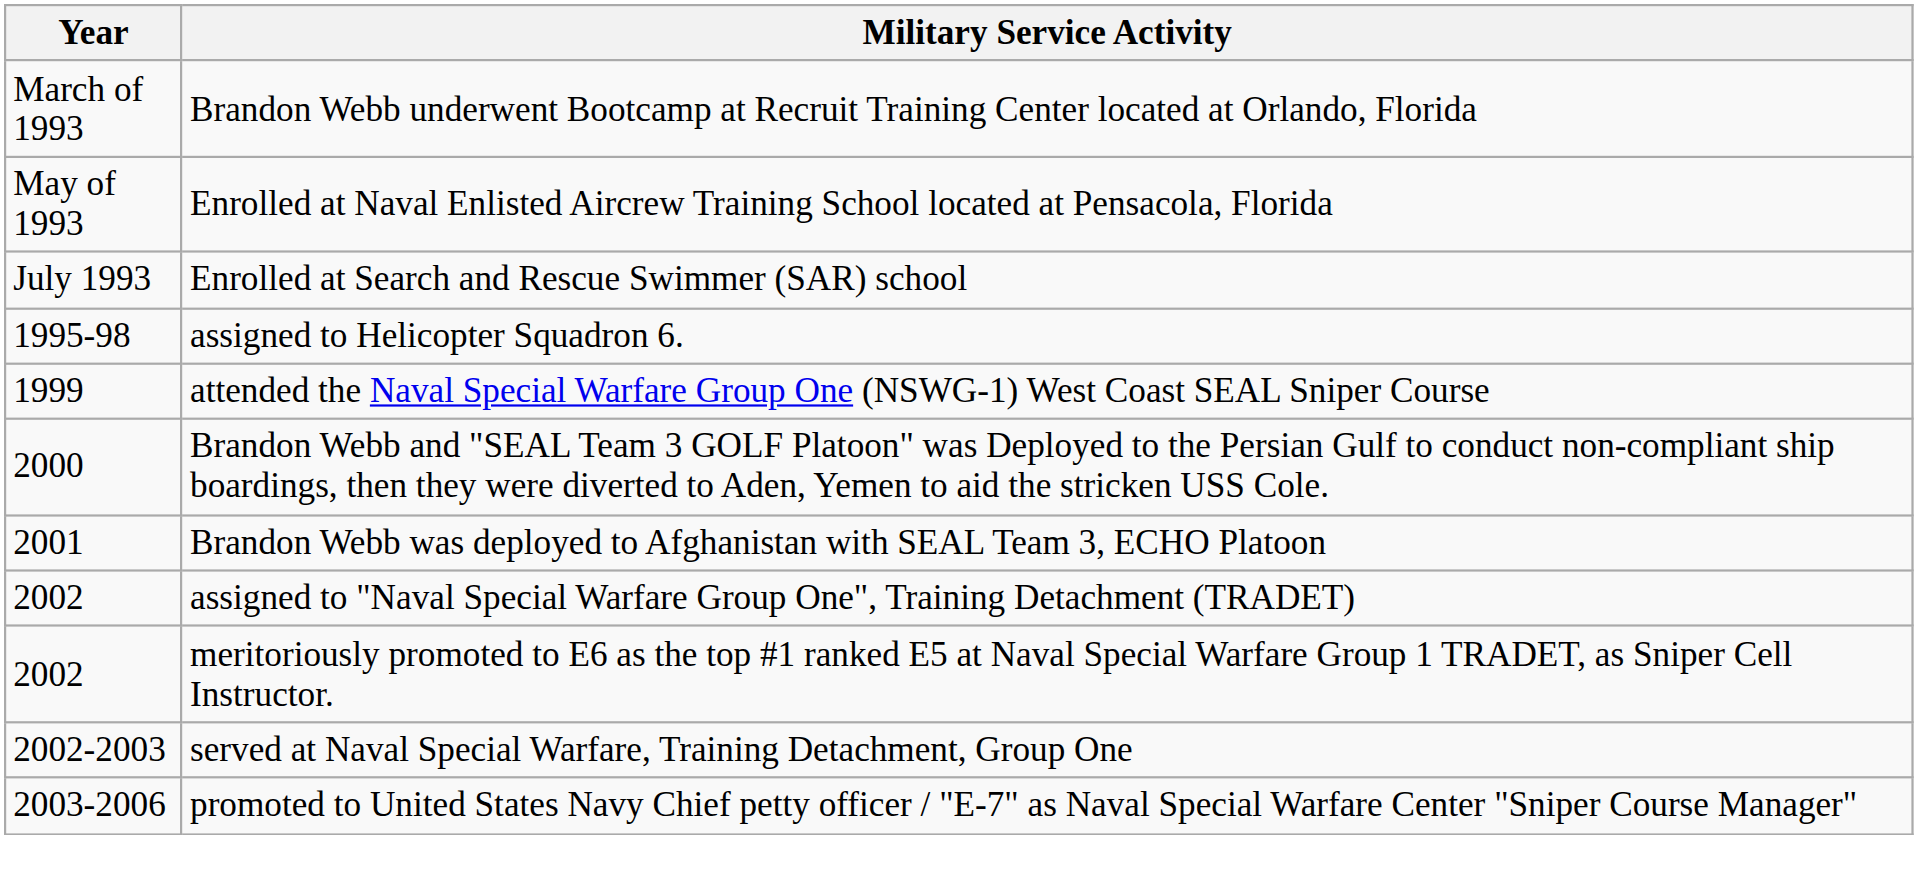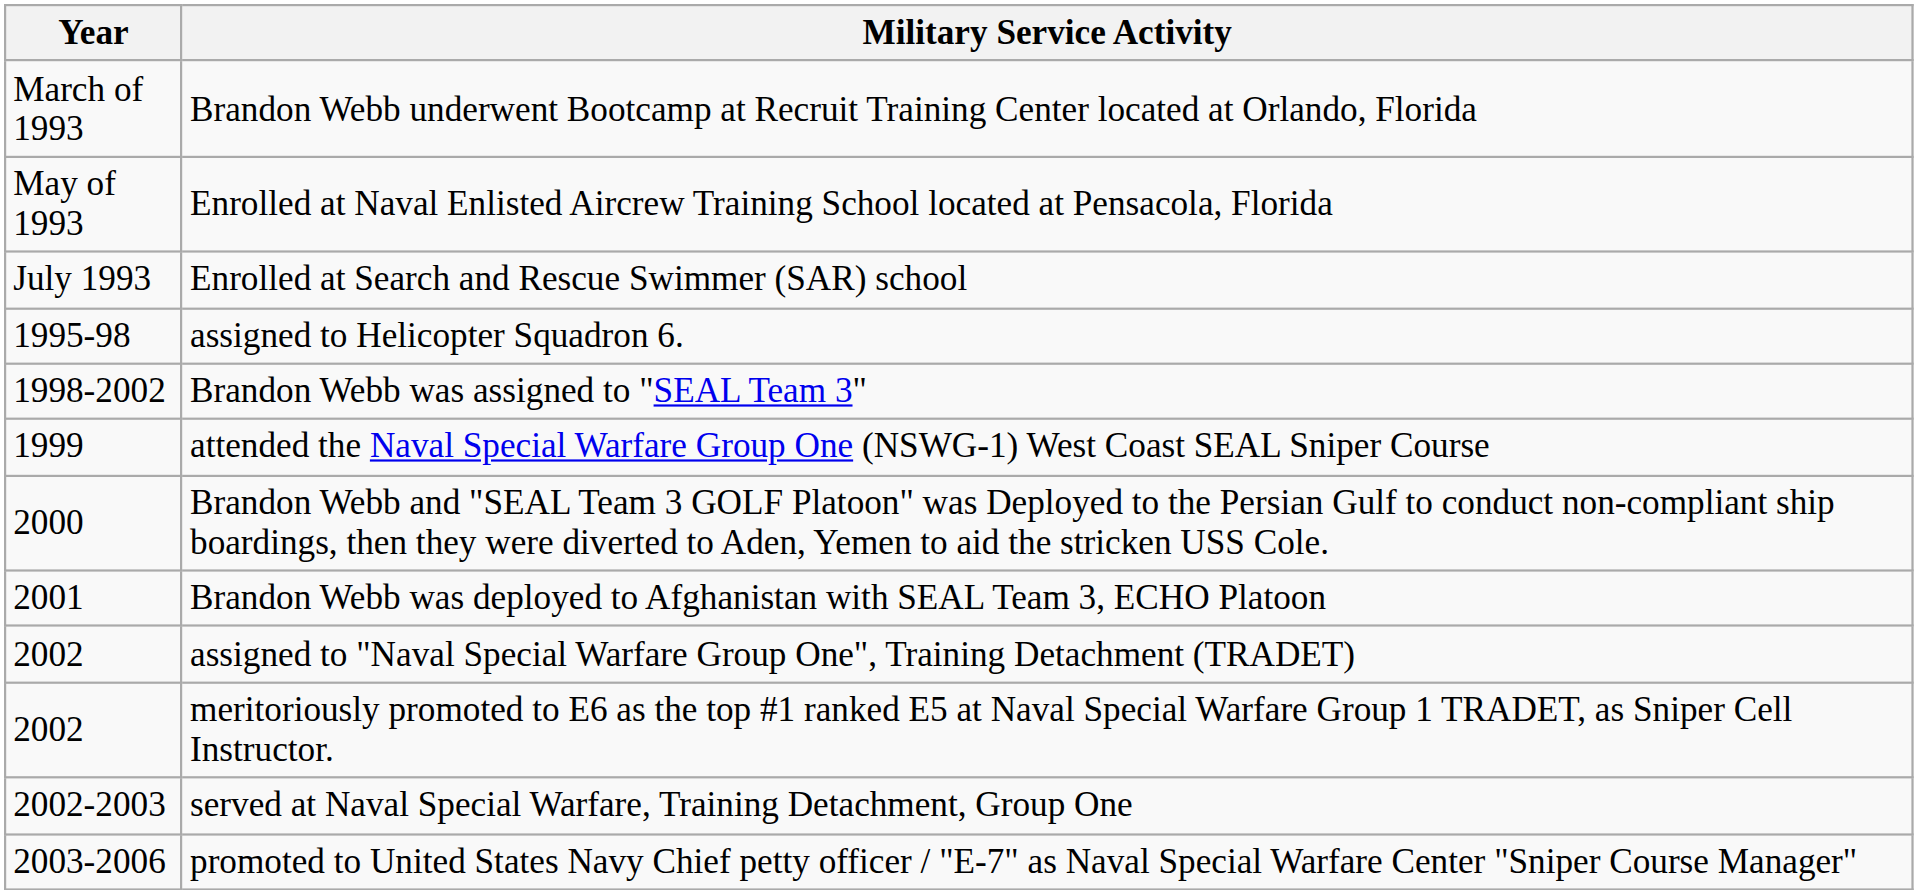+ row: (528, 390)
